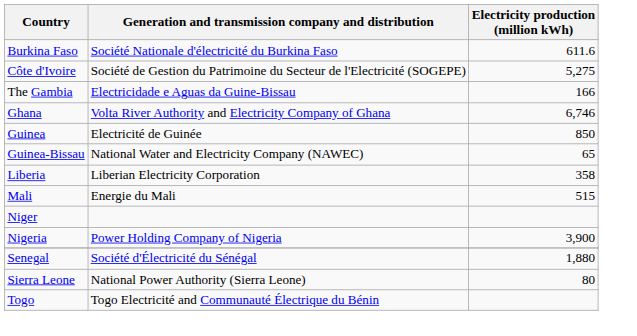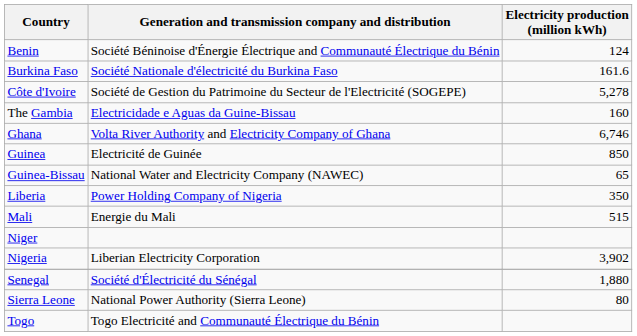+ row: (23, 50)
(581, 50) 611.6 -> (614, 71) 161.6
(580, 71) 5,275 -> (614, 92) 5,278
(585, 92) 166 -> (619, 112) 160
(175, 175) Liberian Electricity Corporation -> (186, 196) Power Holding Company of Nigeria
(585, 175) 358 -> (619, 196) 350
(186, 237) Power Holding Company of Nigeria -> (175, 258) Liberian Electricity Corporation
(580, 237) 3,900 -> (614, 258) 3,902
